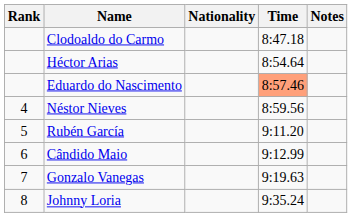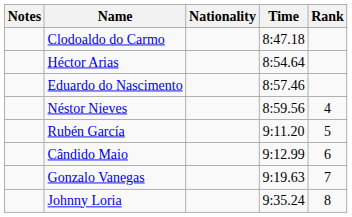columns swapped: (24, 16) <-> (327, 16)
(283, 85) lightsalmon background -> (284, 85) no background
